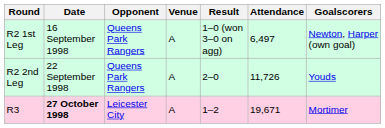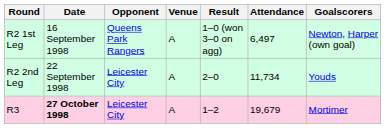(126, 77) Queens Park Rangers -> (127, 77) Leicester City
(265, 77) 11,726 -> (265, 77) 11,734
(265, 109) 19,671 -> (265, 109) 19,679
